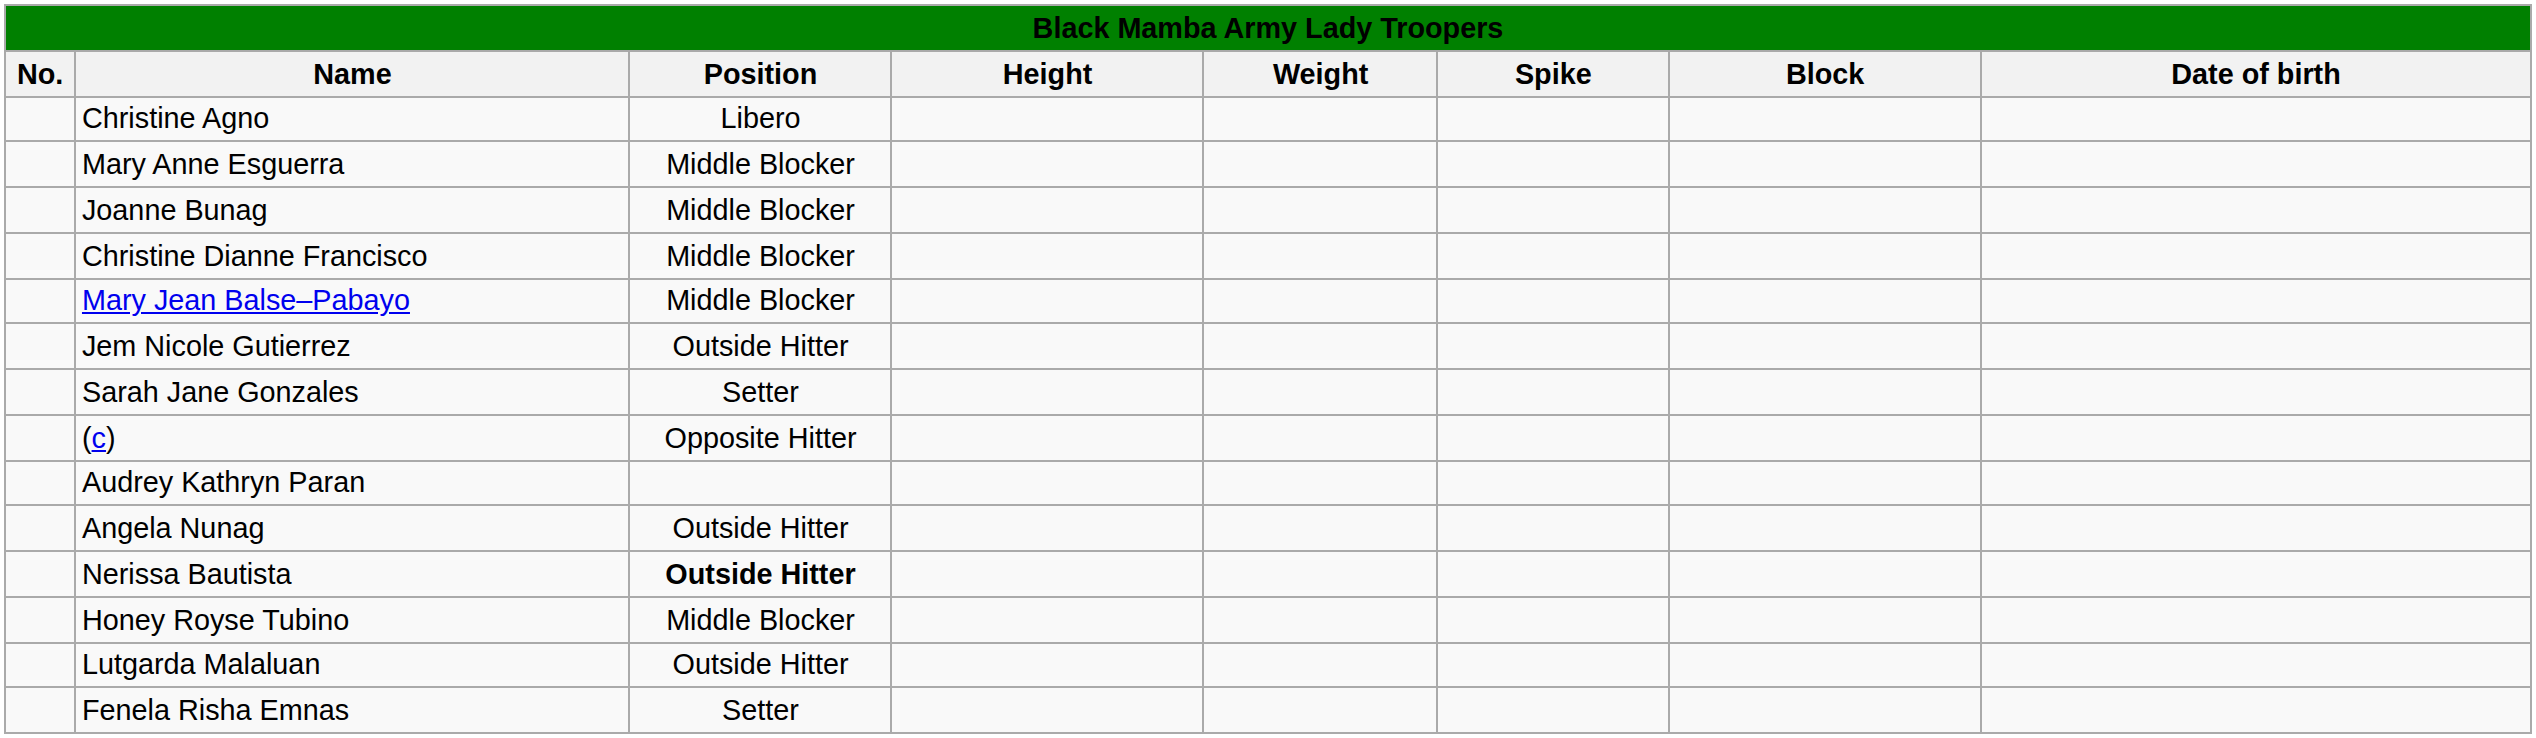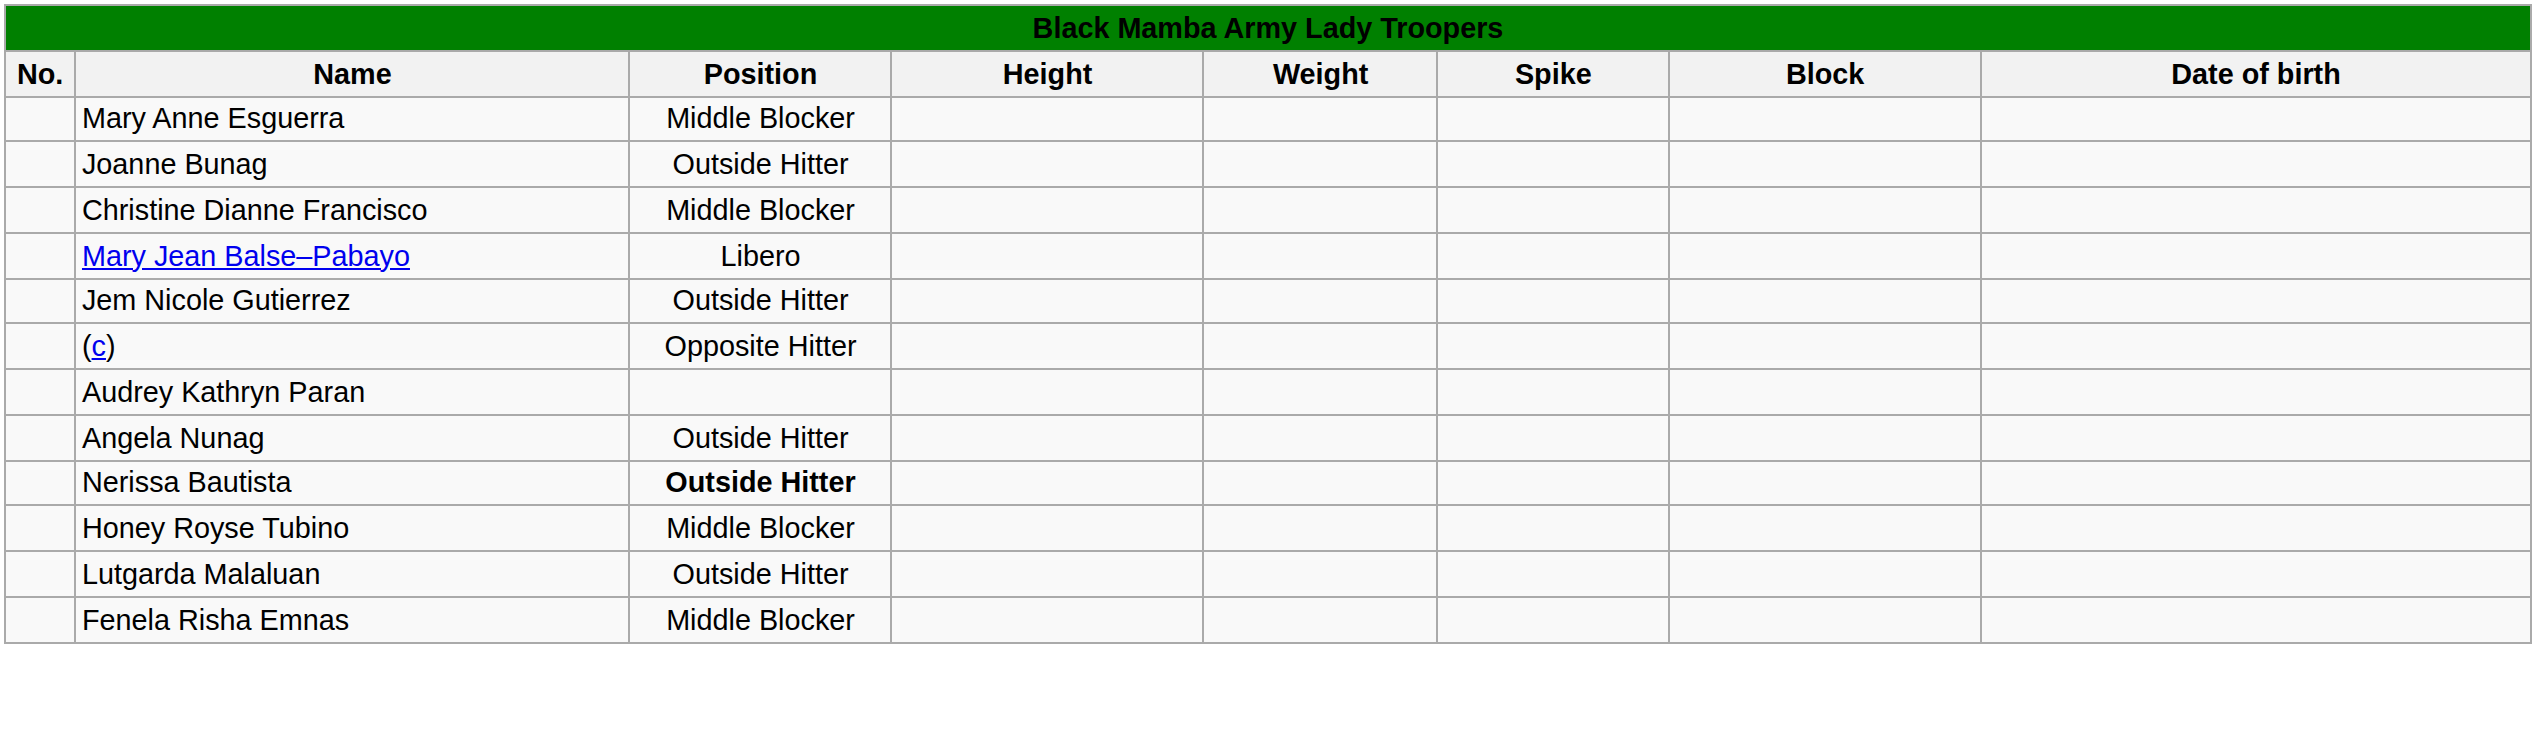- row: (176, 119)
(761, 210) Middle Blocker -> (761, 165) Outside Hitter
(761, 301) Middle Blocker -> (761, 256) Libero
- row: (220, 392)
(760, 711) Setter -> (761, 620) Middle Blocker
